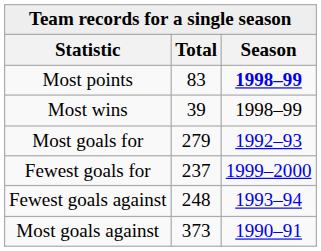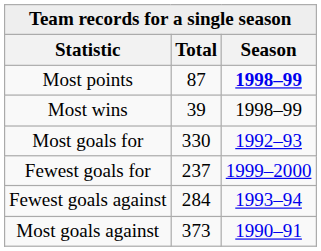(196, 80) 83 -> (196, 80) 87
(196, 140) 279 -> (196, 140) 330
(196, 200) 248 -> (196, 200) 284
